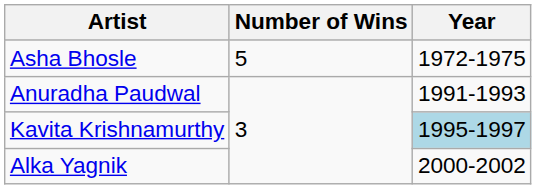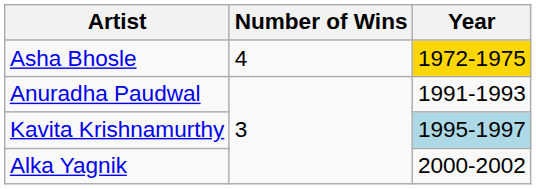(241, 58) 5 -> (241, 58) 4
(472, 58) no background -> (472, 58) gold background
